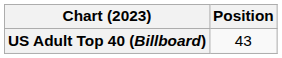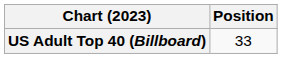(243, 41) 43 -> (243, 41) 33
